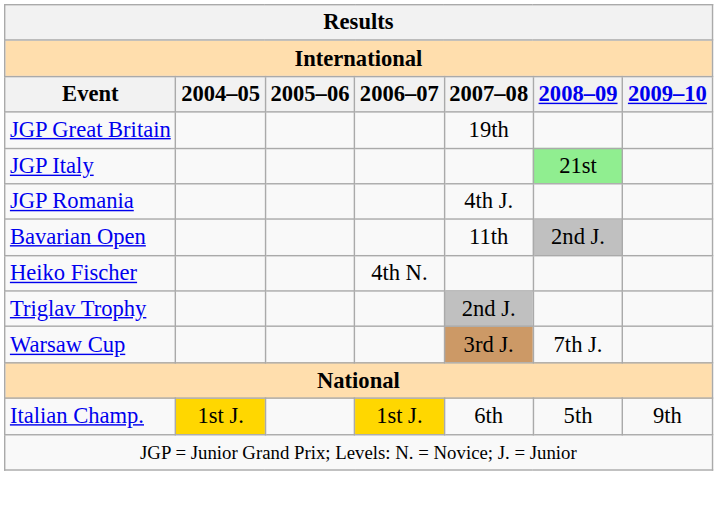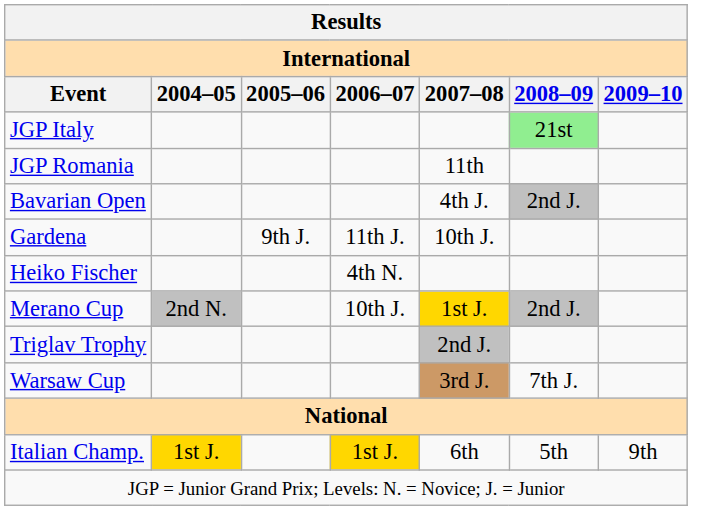- row: (90, 129)
(489, 201) 4th J. -> (464, 165) 11th
(489, 237) 11th -> (464, 201) 4th J.
+ row: (48, 237)
+ row: (67, 308)
